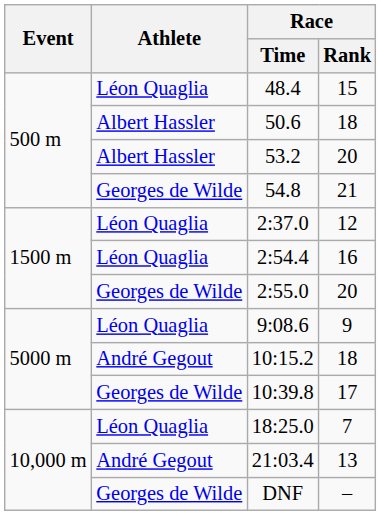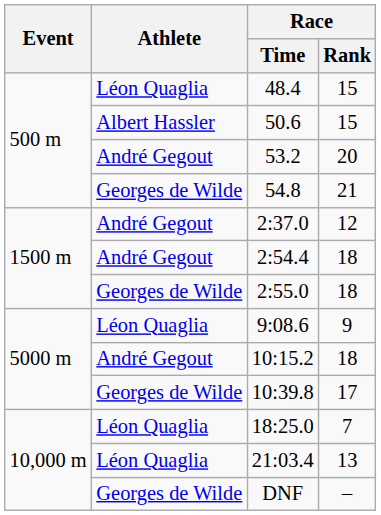(347, 122) 18 -> (347, 122) 15
(156, 156) Albert Hassler -> (154, 156) André Gegout
(152, 224) Léon Quaglia -> (154, 224) André Gegout
(152, 257) Léon Quaglia -> (154, 257) André Gegout
(347, 257) 16 -> (347, 257) 18
(347, 291) 20 -> (347, 291) 18
(154, 460) André Gegout -> (152, 460) Léon Quaglia
